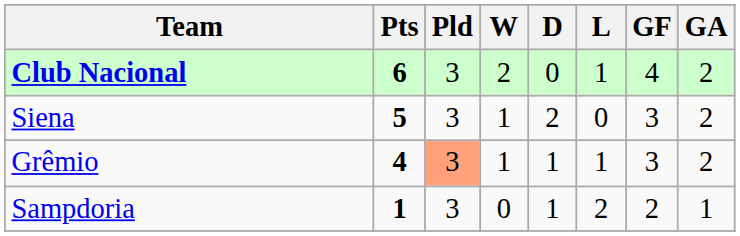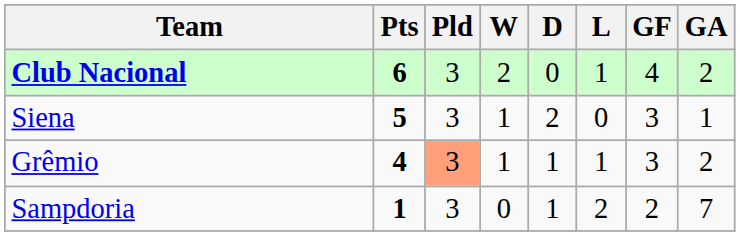(706, 117) 2 -> (706, 117) 1
(706, 207) 1 -> (706, 207) 7
